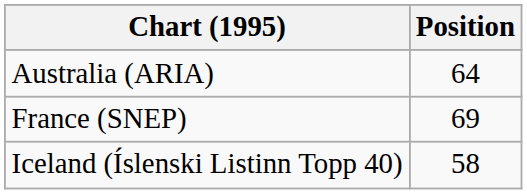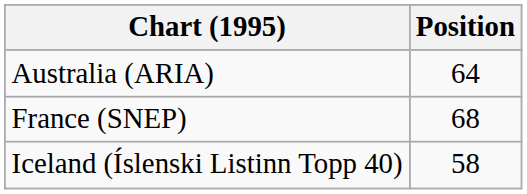(465, 118) 69 -> (465, 118) 68
